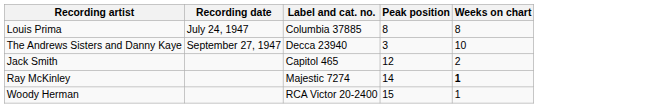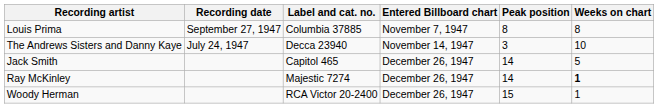+ column: (440, 12)
(218, 29) July 24, 1947 -> (234, 29) September 27, 1947
(234, 45) September 27, 1947 -> (218, 45) July 24, 1947
(388, 62) 12 -> (508, 62) 14
(458, 62) 2 -> (577, 62) 5
